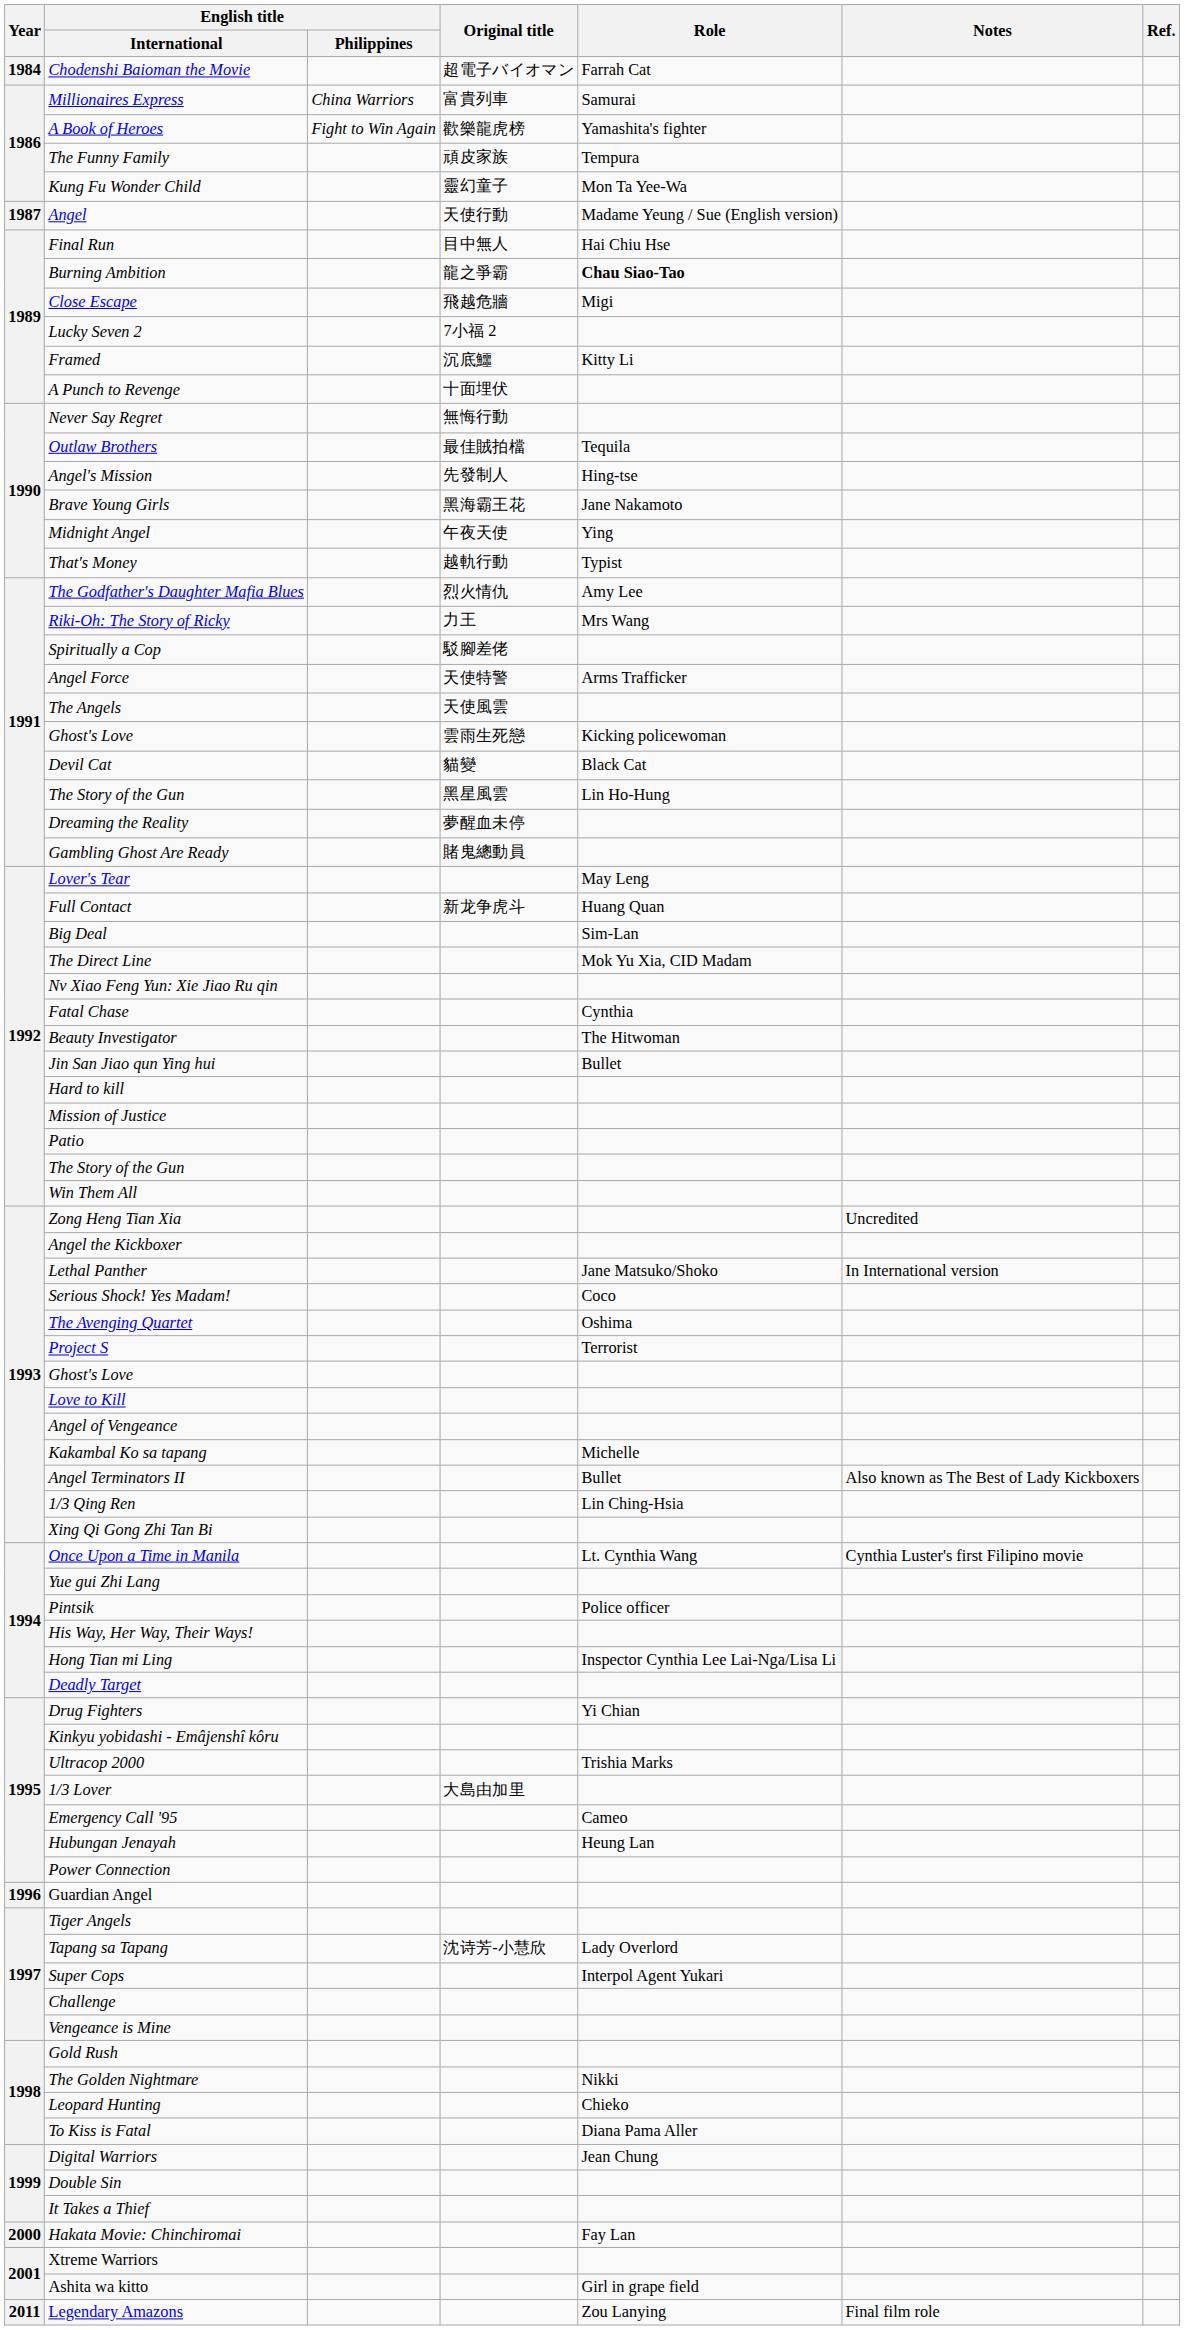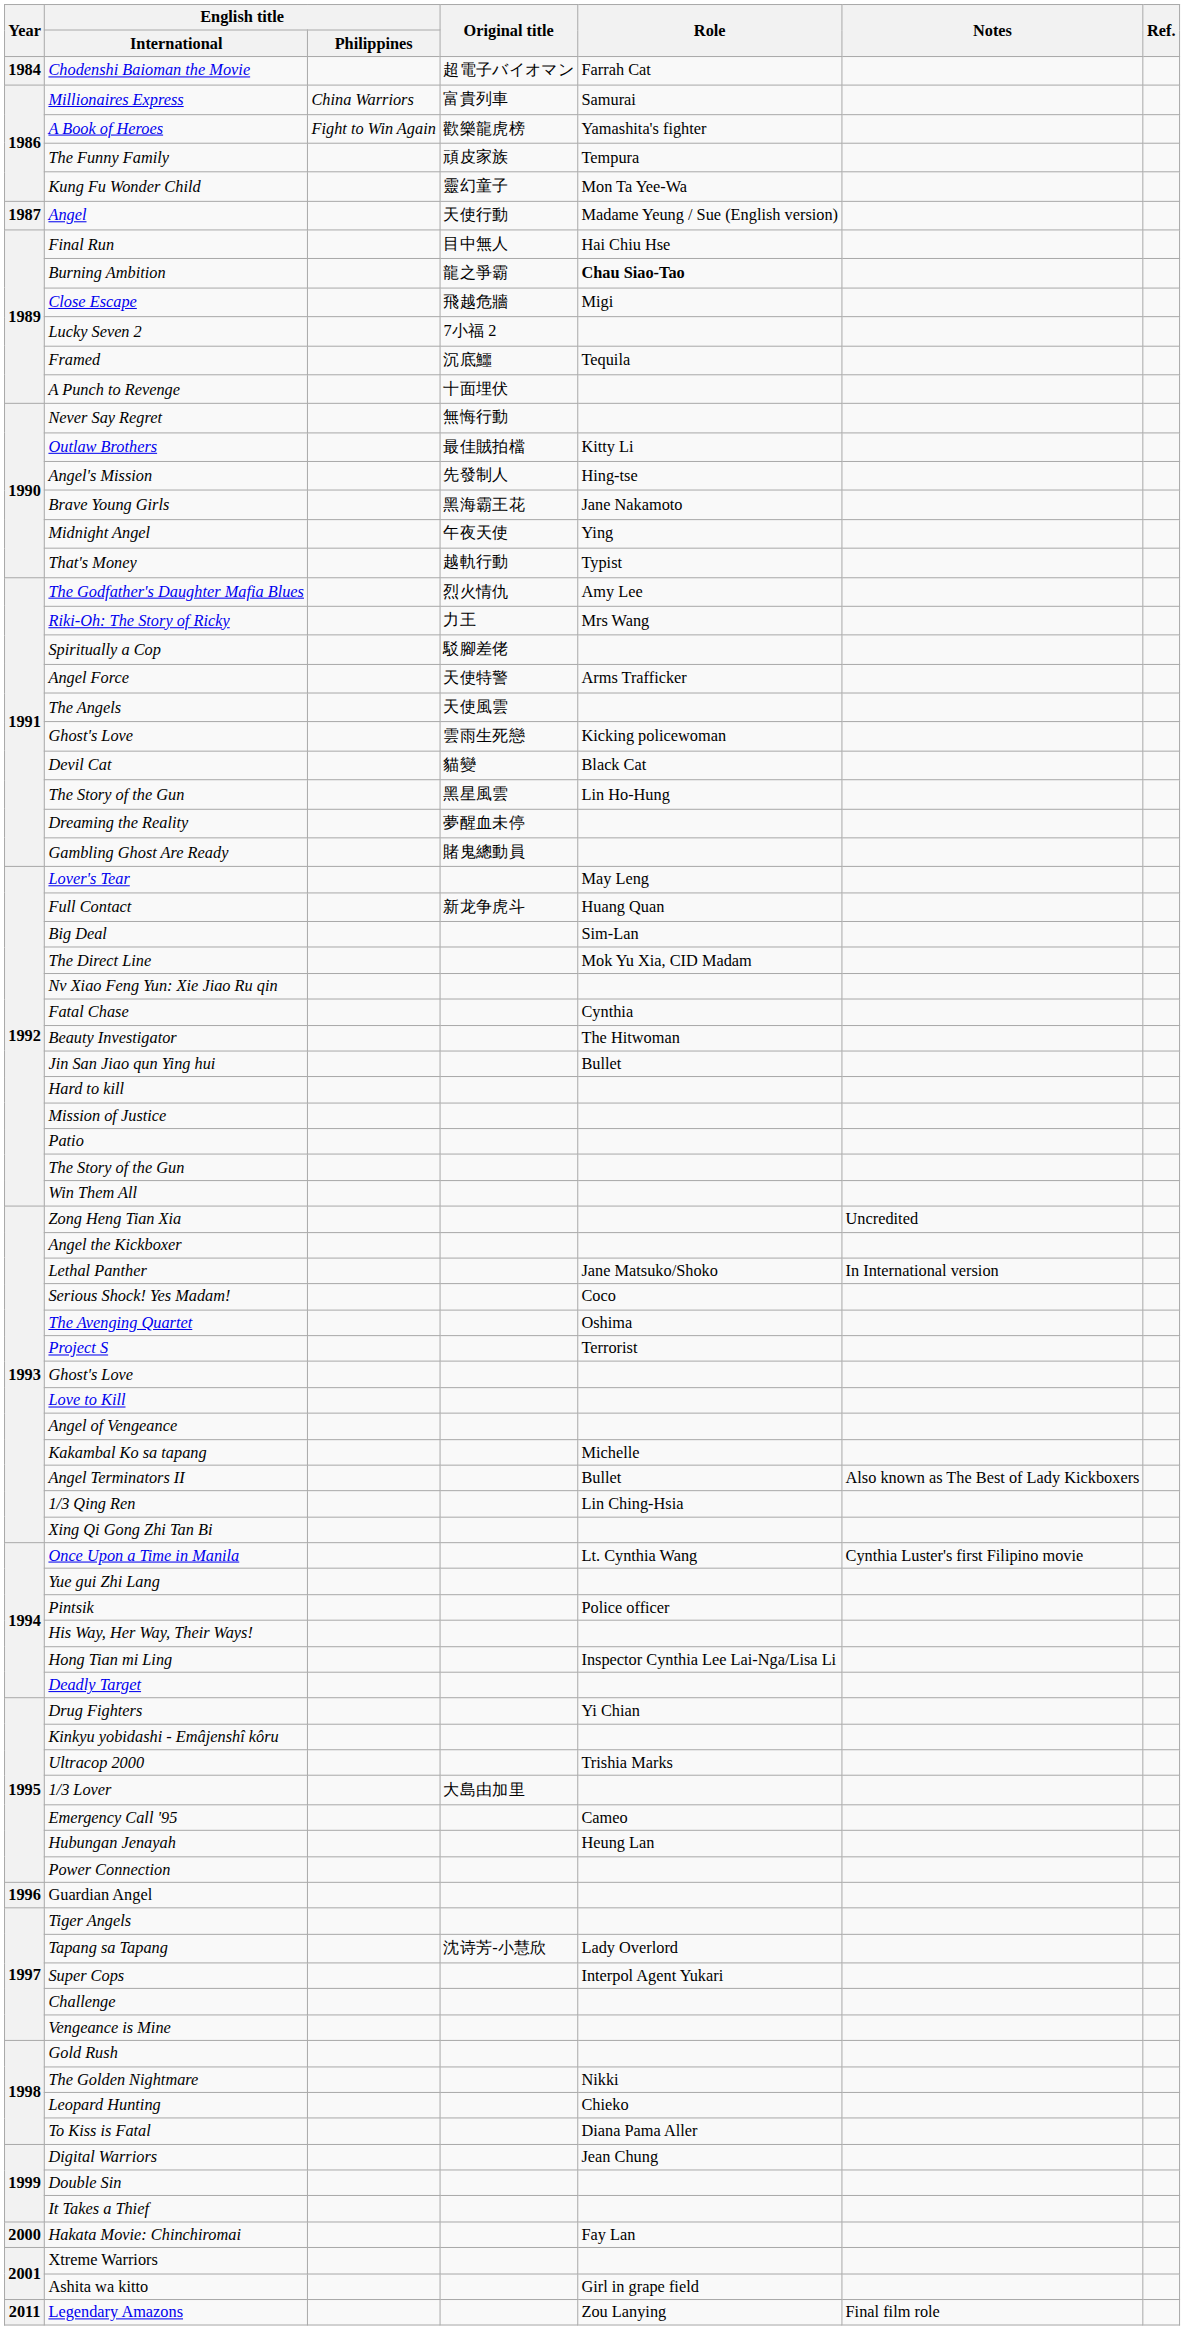(608, 360) Kitty Li -> (606, 360) Tequila
(606, 446) Tequila -> (608, 446) Kitty Li
